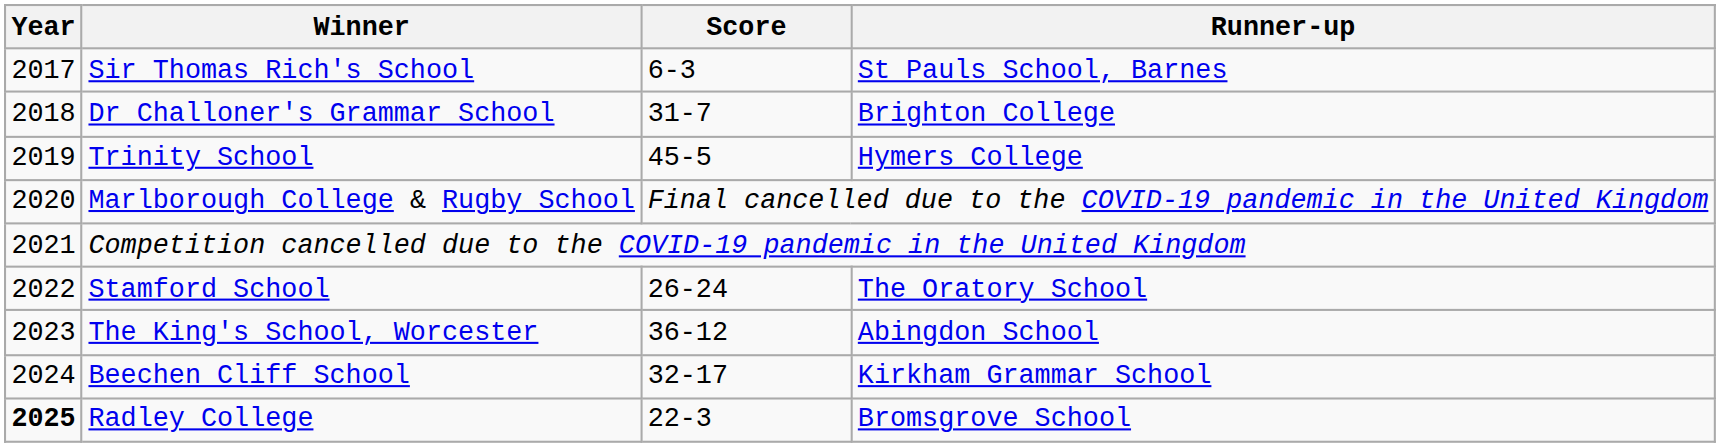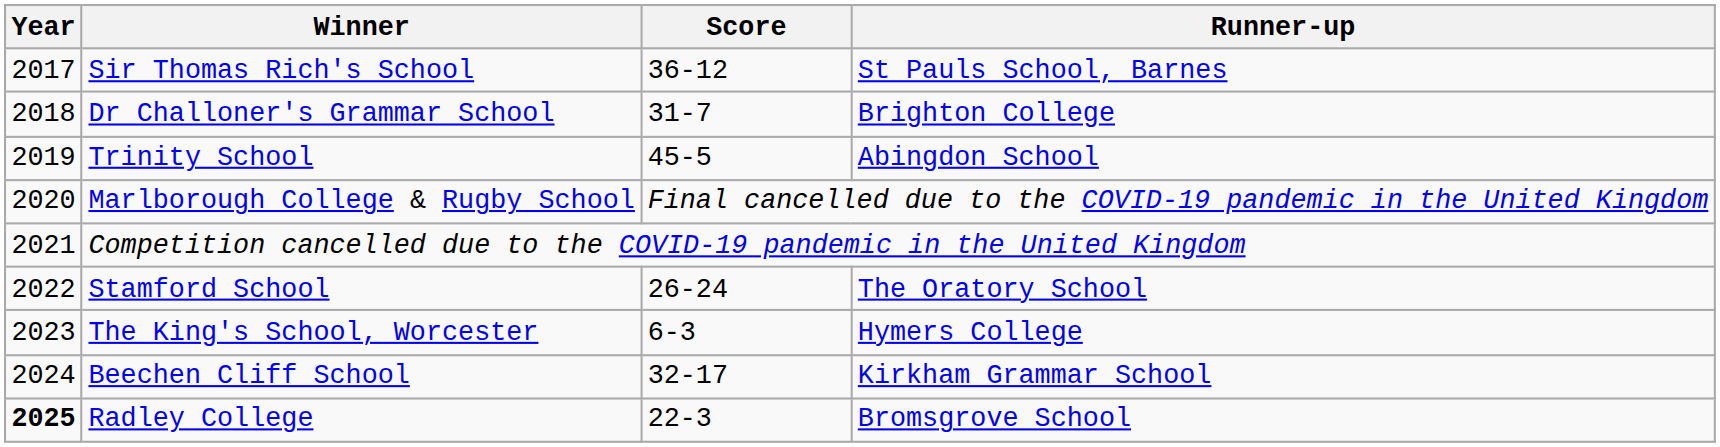(672, 70) 6-3 -> (688, 70) 36-12
(970, 158) Hymers College -> (978, 158) Abingdon School
(688, 332) 36-12 -> (672, 332) 6-3
(978, 332) Abingdon School -> (970, 332) Hymers College
